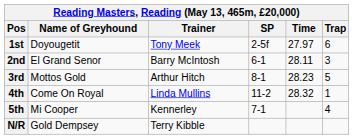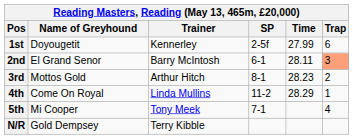(175, 45) Tony Meek -> (174, 45) Kennerley
(301, 45) 27.97 -> (301, 45) 27.99
(328, 61) no background -> (328, 61) lightsalmon background
(328, 77) 5 -> (328, 77) 2
(301, 93) 28.32 -> (301, 93) 28.29
(174, 110) Kennerley -> (175, 110) Tony Meek
